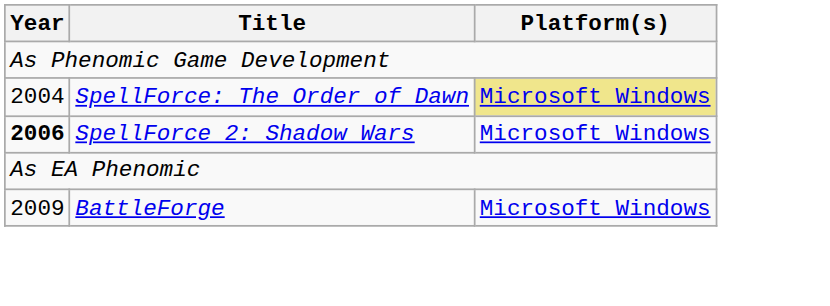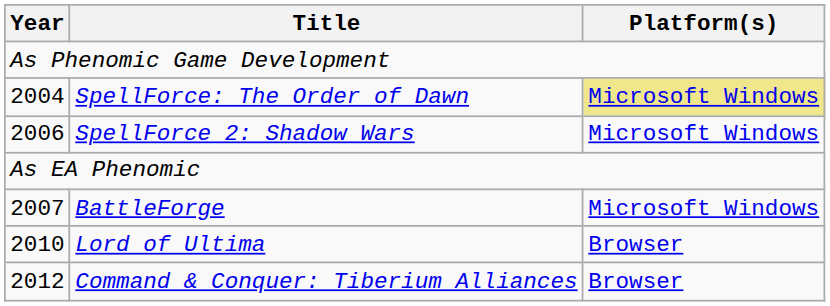(37, 134) bold -> (37, 134) normal
(37, 208) 2009 -> (37, 208) 2007
+ row: (170, 245)
+ row: (326, 281)
